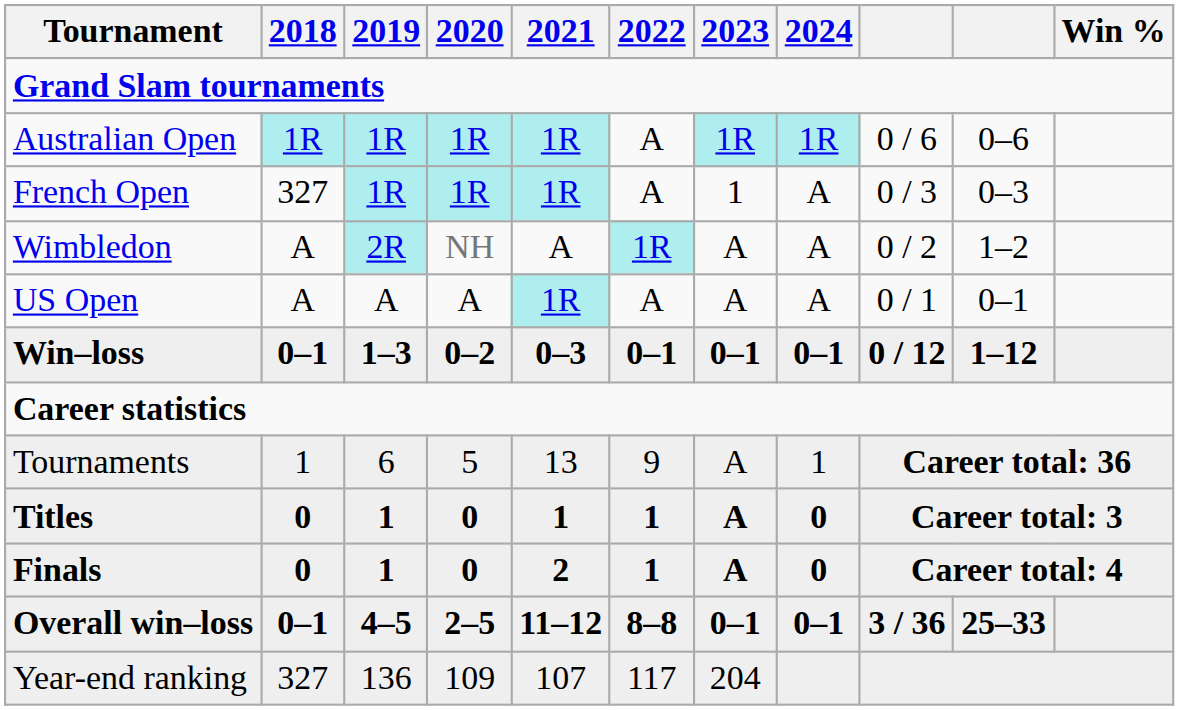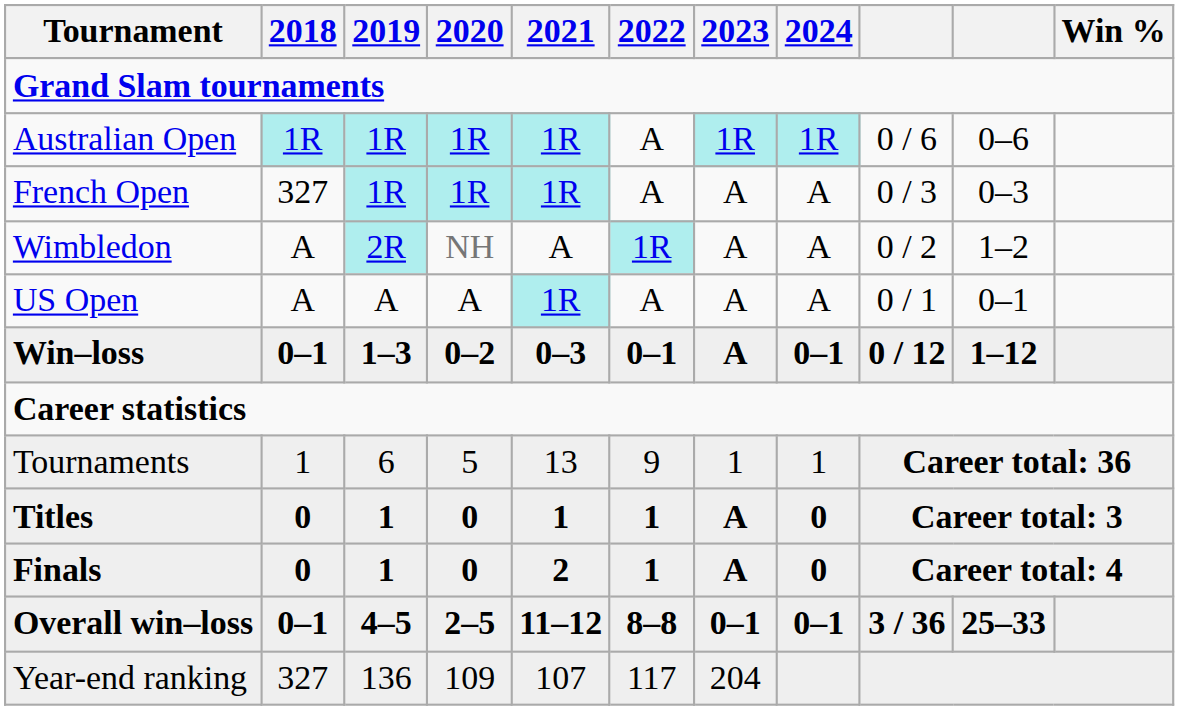(735, 192) 1 -> (735, 192) A
(735, 354) 0–1 -> (735, 354) A
(735, 461) A -> (735, 461) 1
